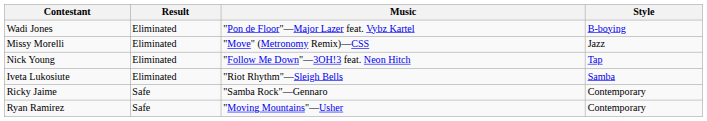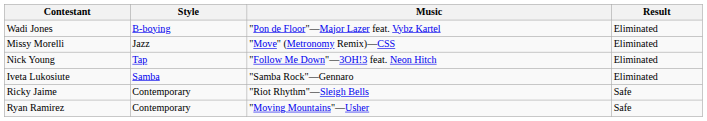columns swapped: (644, 12) <-> (175, 12)
(283, 76) "Riot Rhythm"—Sleigh Bells -> (301, 76) "Samba Rock"—Gennaro
(275, 92) "Samba Rock"—Gennaro -> (309, 92) "Riot Rhythm"—Sleigh Bells
